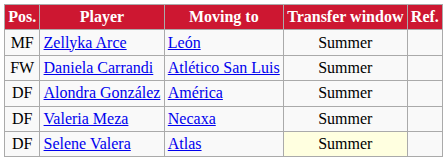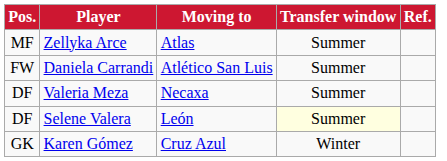(184, 42) León -> (178, 42) Atlas
- row: (102, 93)
(185, 144) Atlas -> (177, 118) León
+ row: (88, 144)
